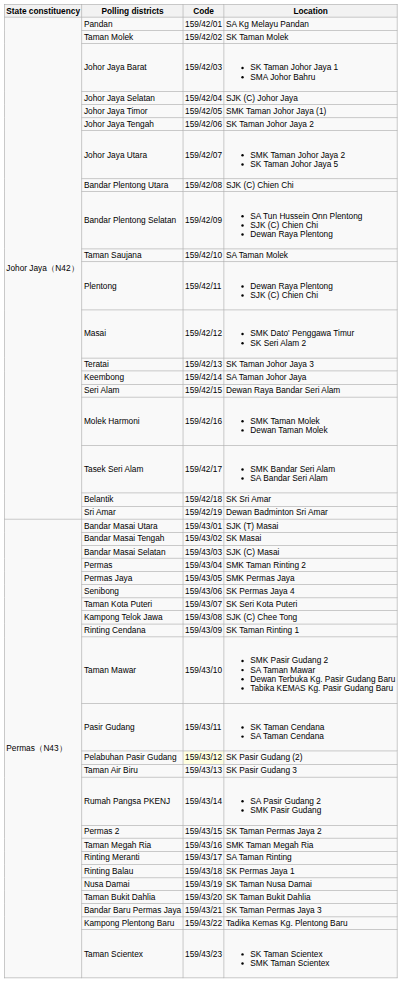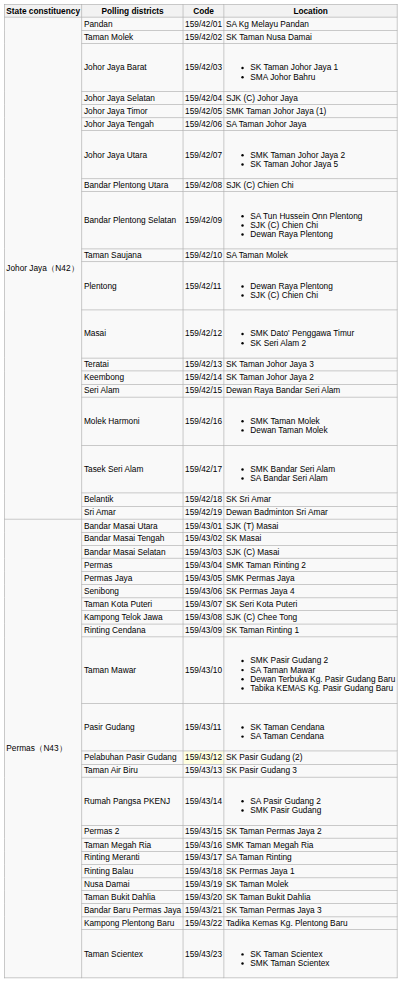(257, 37) SK Taman Molek -> (269, 37) SK Taman Nusa Damai
(270, 124) SK Taman Johor Jaya 2 -> (266, 124) SA Taman Johor Jaya
(266, 377) SA Taman Johor Jaya -> (270, 377) SK Taman Johor Jaya 2
(269, 884) SK Taman Nusa Damai -> (257, 884) SK Taman Molek
